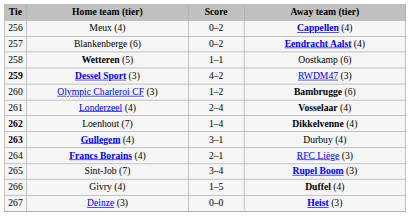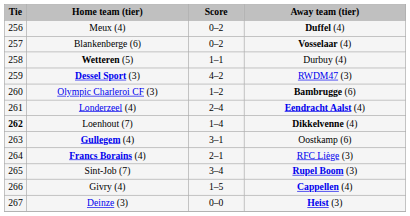(325, 28) Cappellen (4) -> (325, 28) Duffel (4)
(325, 44) Eendracht Aalst (4) -> (325, 44) Vosselaar (4)
(325, 60) Oostkamp (6) -> (325, 60) Durbuy (4)
(15, 76) bold -> (15, 76) normal
(325, 108) Vosselaar (4) -> (325, 108) Eendracht Aalst (4)
(15, 140) bold -> (15, 140) normal
(325, 140) Durbuy (4) -> (325, 140) Oostkamp (6)
(325, 187) Duffel (4) -> (325, 187) Cappellen (4)
